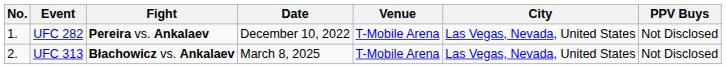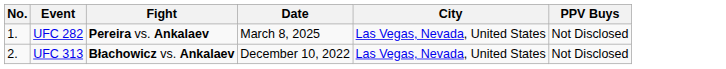- column: (398, 14)
(295, 34) December 10, 2022 -> (280, 34) March 8, 2025
(280, 53) March 8, 2025 -> (295, 53) December 10, 2022
